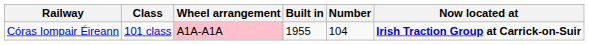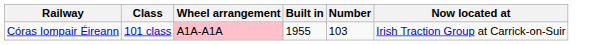(338, 31) 104 -> (338, 31) 103
(479, 31) bold -> (471, 31) normal
